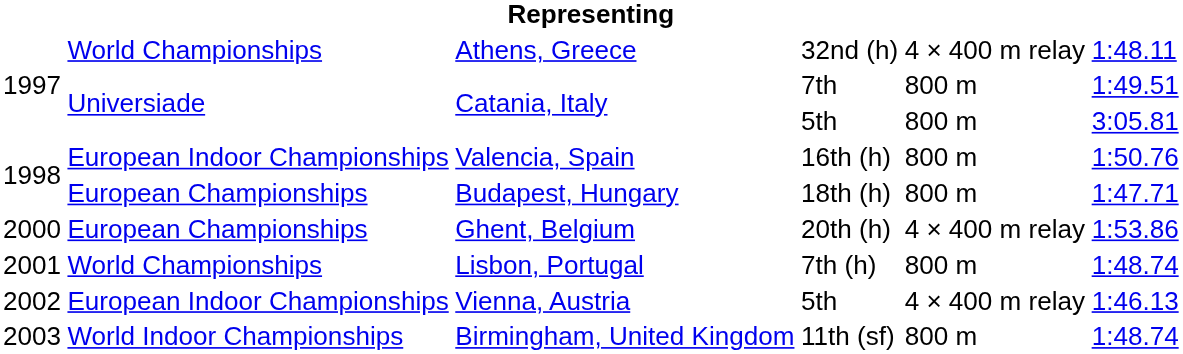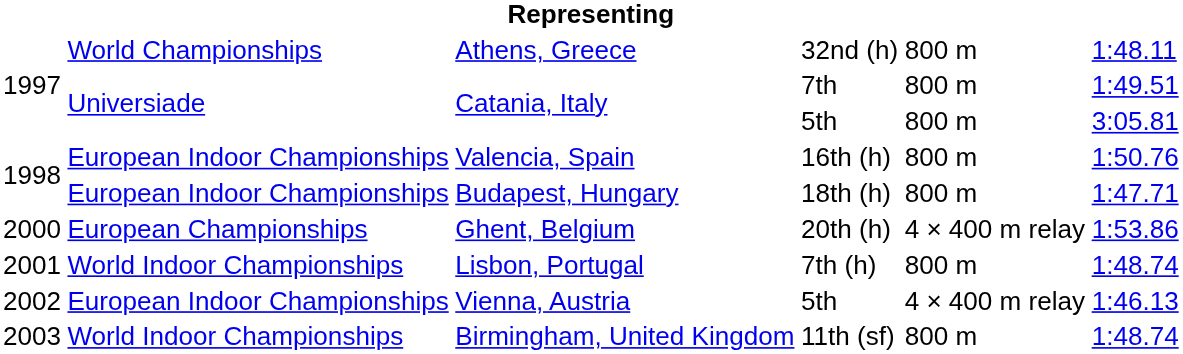(995, 50) 4 × 400 m relay -> (941, 50) 800 m
(217, 193) European Championships -> (258, 193) European Indoor Championships
(195, 265) World Championships -> (235, 265) World Indoor Championships
